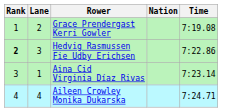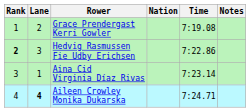+ column: (232, 11)
(39, 96) normal -> (39, 96) bold
